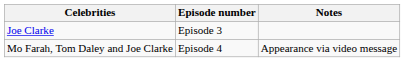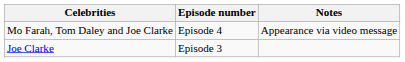rows swapped: (30, 30) <-> (90, 48)
